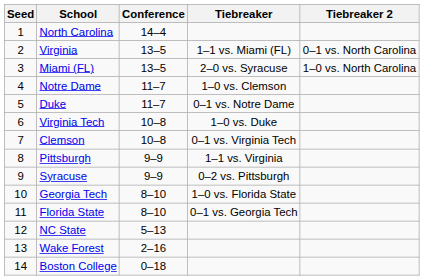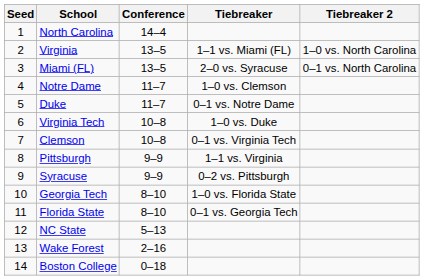(359, 50) 0–1 vs. North Carolina -> (359, 50) 1–0 vs. North Carolina
(359, 68) 1–0 vs. North Carolina -> (359, 68) 0–1 vs. North Carolina
